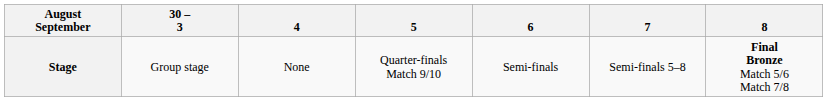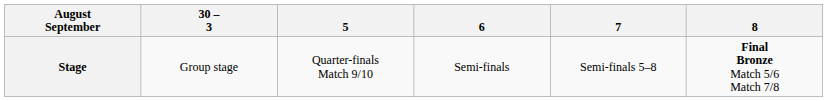- column: (297, 27)
